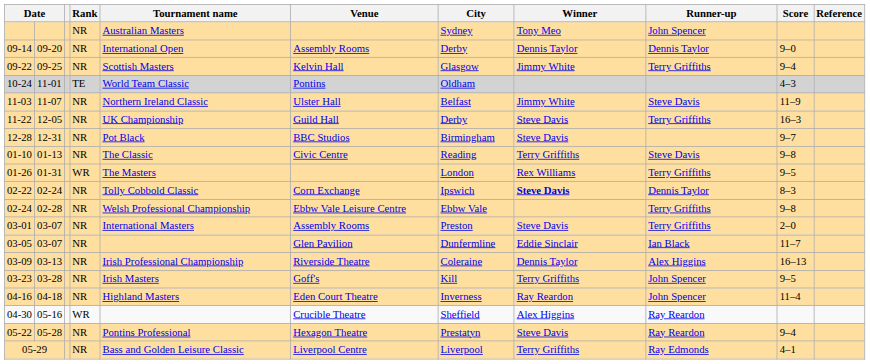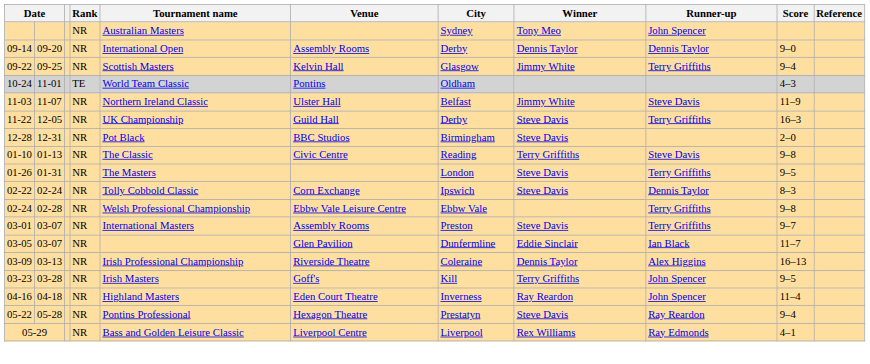(788, 137) 9–7 -> (788, 137) 2–0
(81, 172) WR -> (80, 172) NR
(546, 172) Rex Williams -> (542, 172) Steve Davis
(543, 190) bold -> (542, 190) normal
(788, 225) 2–0 -> (788, 225) 9–7
- row: (19, 314)
(548, 349) Terry Griffiths -> (546, 332) Rex Williams
